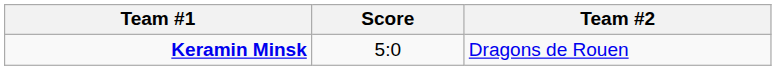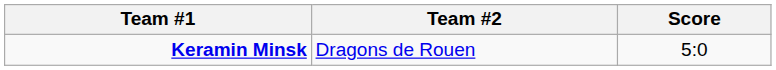columns swapped: (388, 19) <-> (618, 19)
